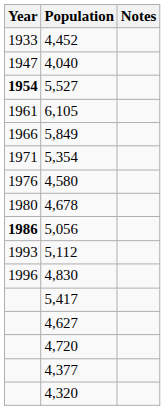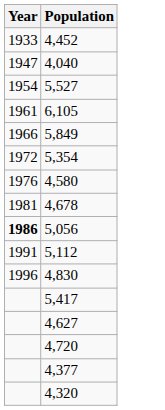- column: (139, 16)
(23, 87) bold -> (23, 87) normal
(23, 157) 1971 -> (23, 157) 1972
(23, 205) 1980 -> (23, 205) 1981
(23, 252) 1993 -> (23, 252) 1991
